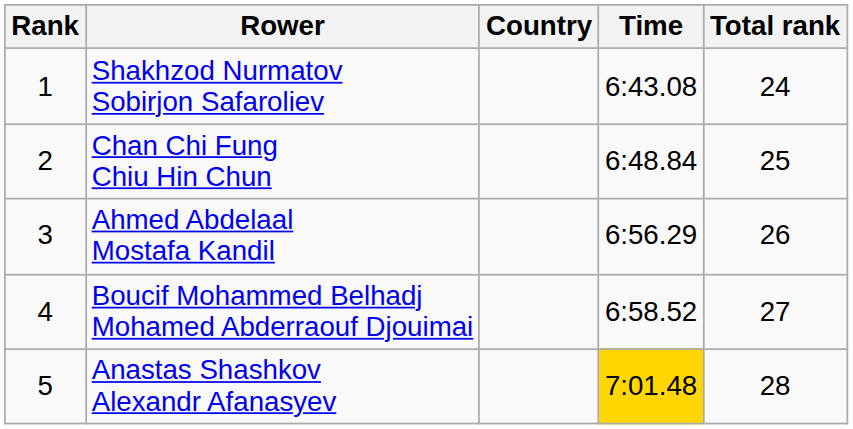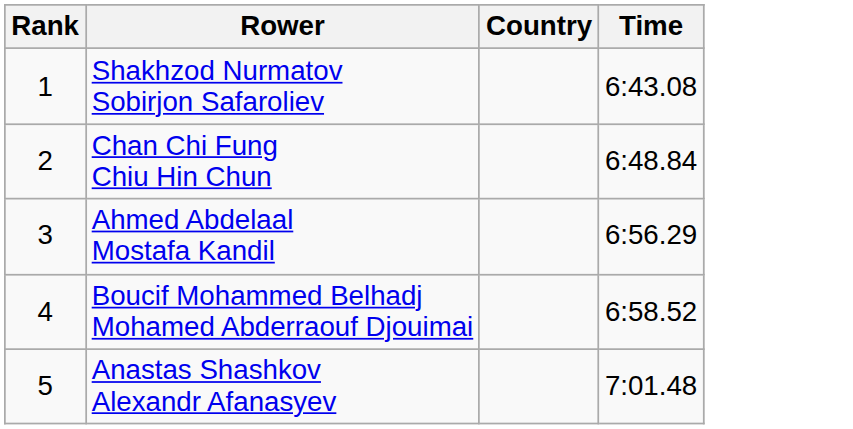- column: (775, 26)
(651, 386) gold background -> (651, 386) no background
